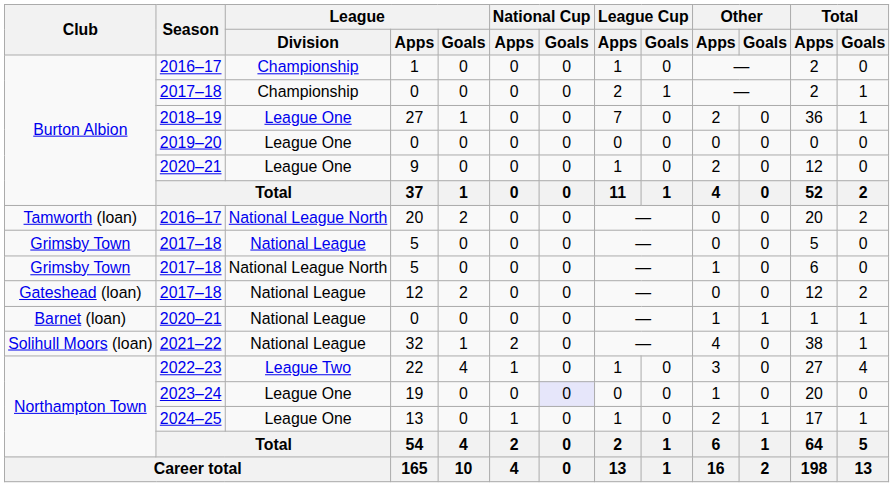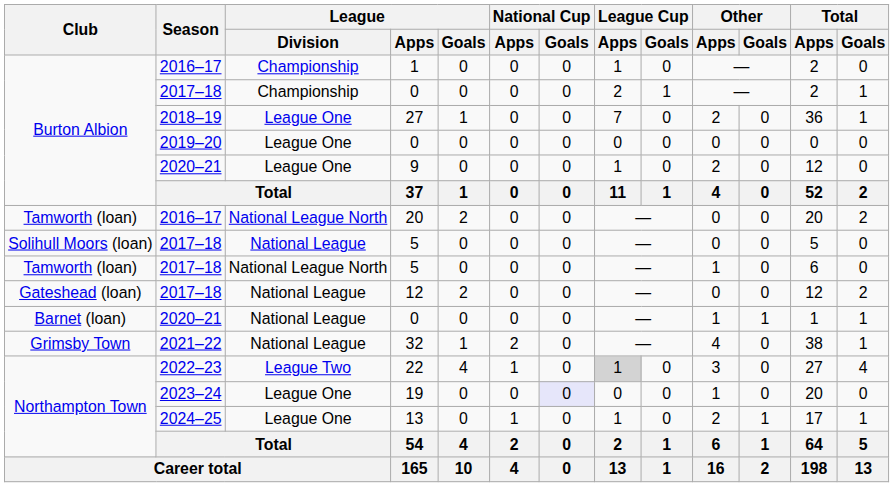(80, 243) Grimsby Town -> (80, 243) Solihull Moors (loan)
(80, 268) Grimsby Town -> (80, 268) Tamworth (loan)
(80, 343) Solihull Moors (loan) -> (80, 343) Grimsby Town
(618, 368) no background -> (618, 368) lightgrey background
